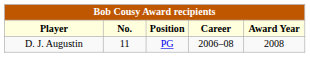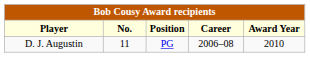(274, 44) 2008 -> (274, 44) 2010
